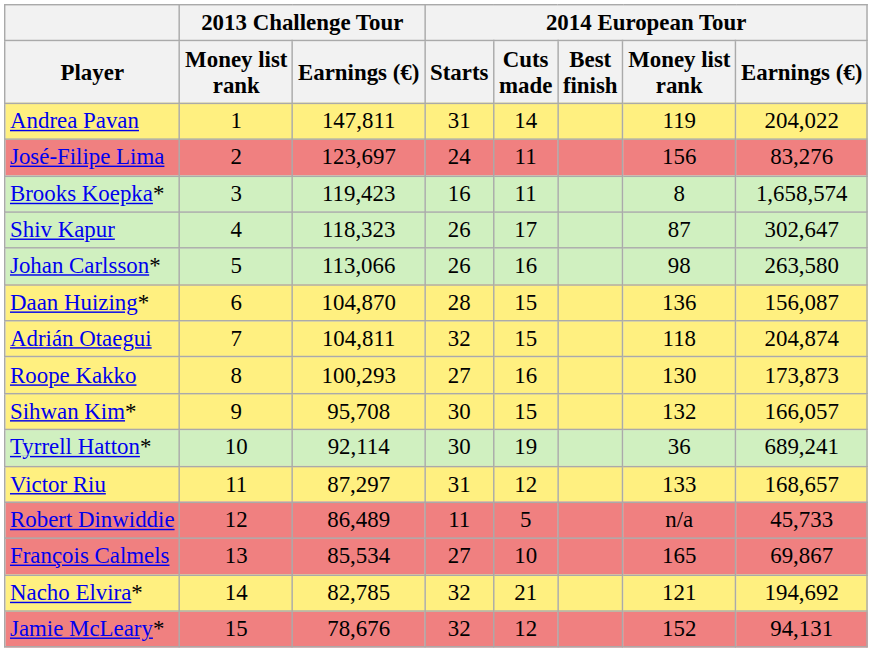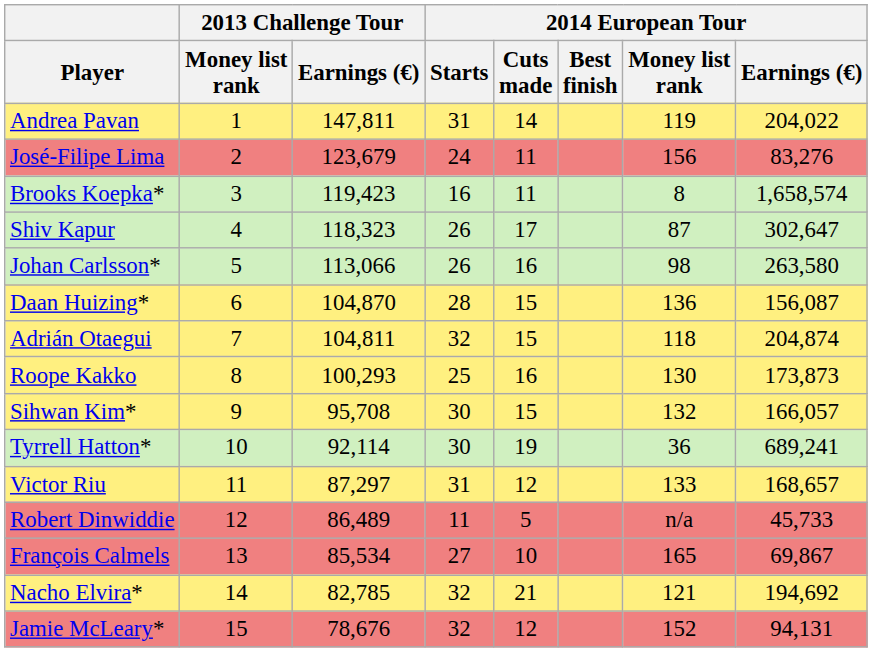(359, 157) 123,697 -> (359, 157) 123,679
(459, 374) 27 -> (459, 374) 25
